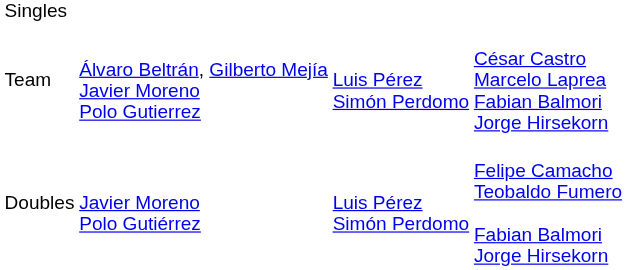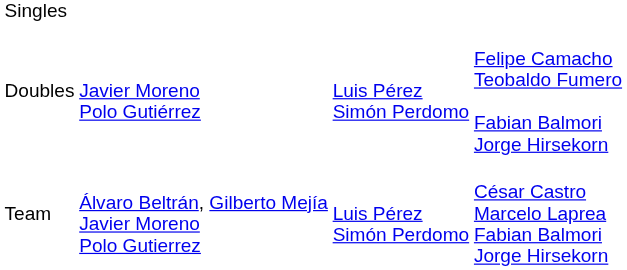rows swapped: (39, 202) <-> (28, 80)
